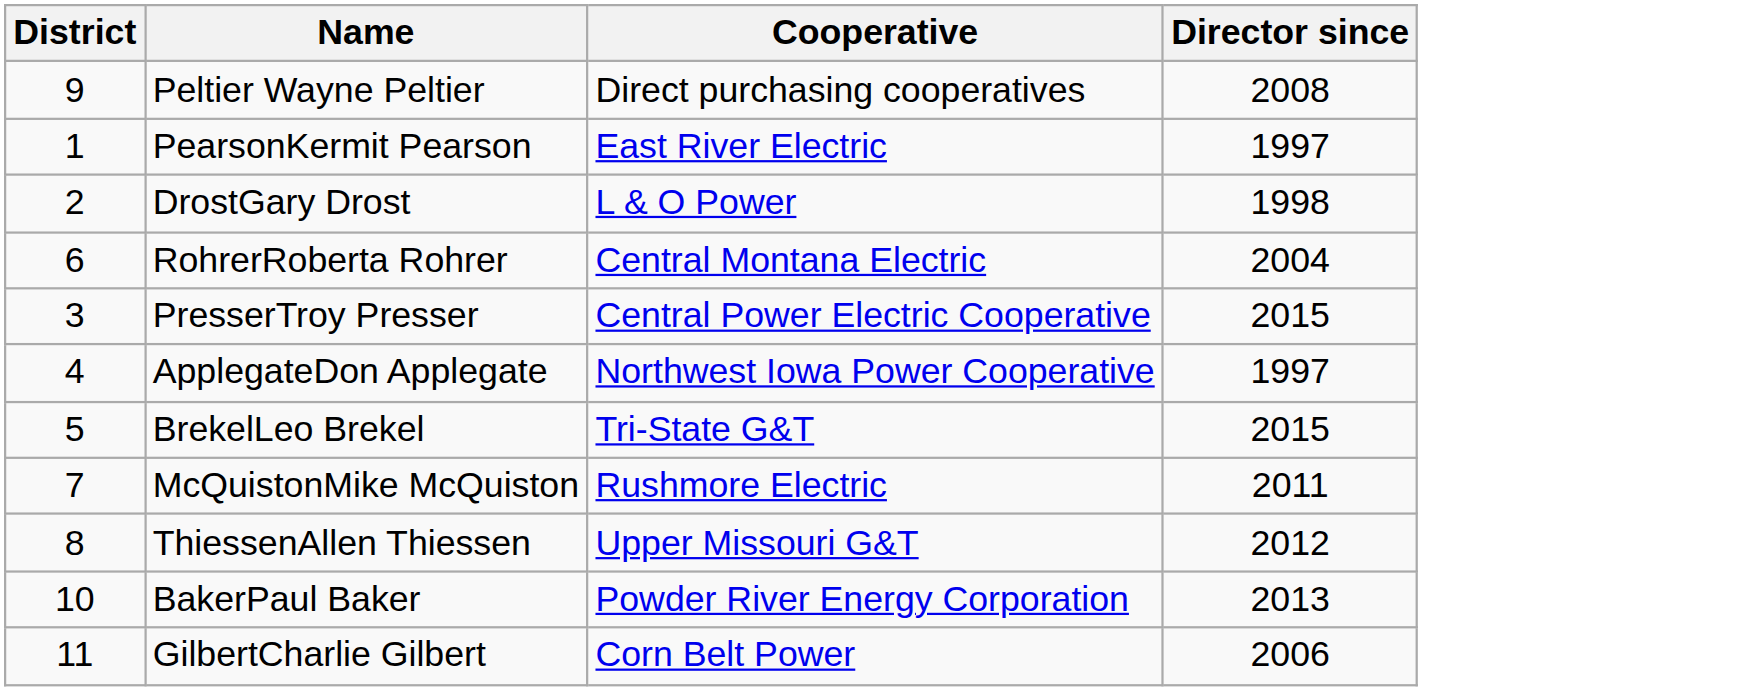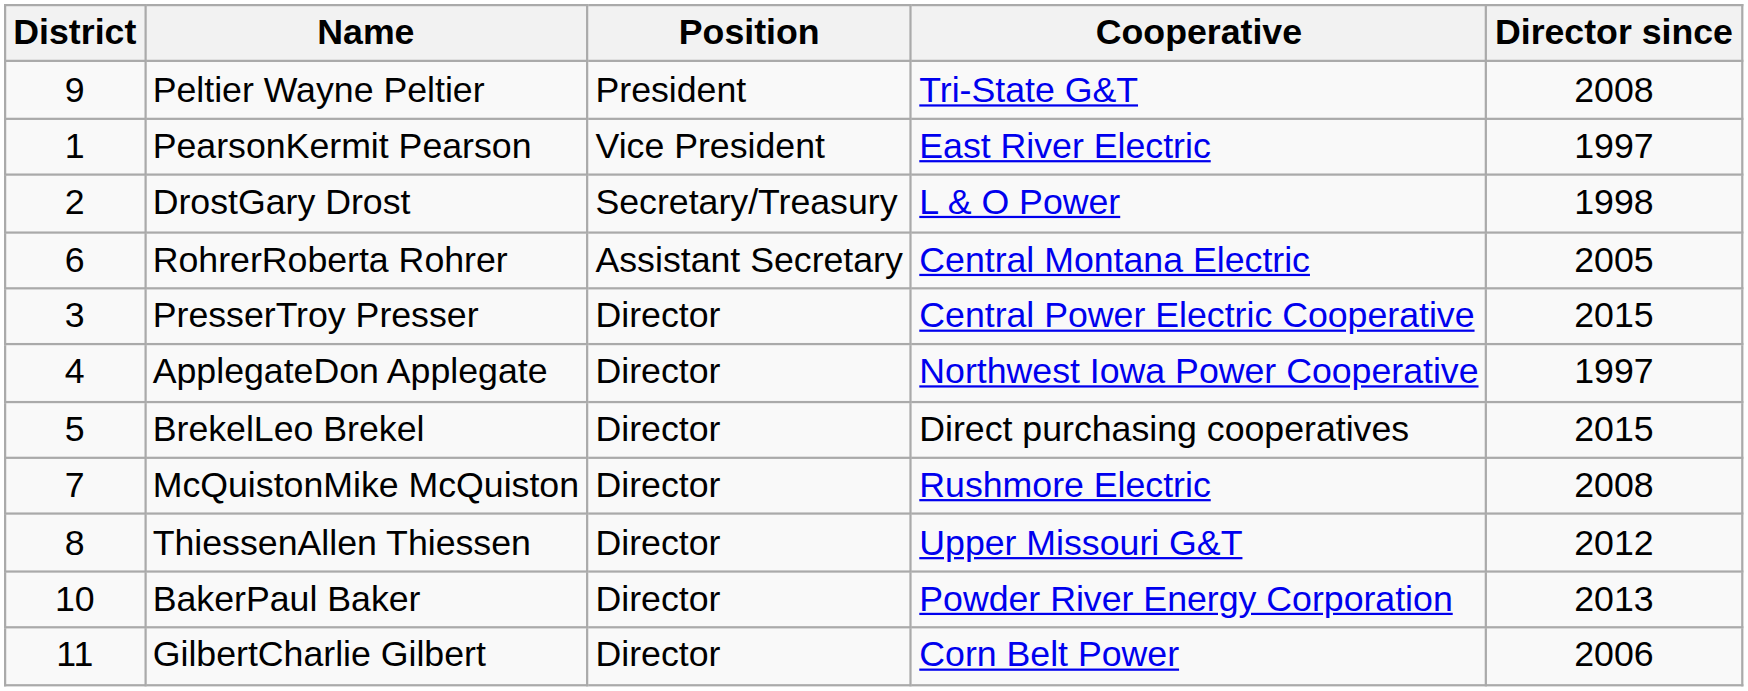+ column: (749, 32)
(840, 89) Direct purchasing cooperatives -> (1029, 89) Tri-State G&T
(1290, 259) 2004 -> (1614, 259) 2005
(705, 428) Tri-State G&T -> (1164, 428) Direct purchasing cooperatives
(1290, 485) 2011 -> (1614, 485) 2008
